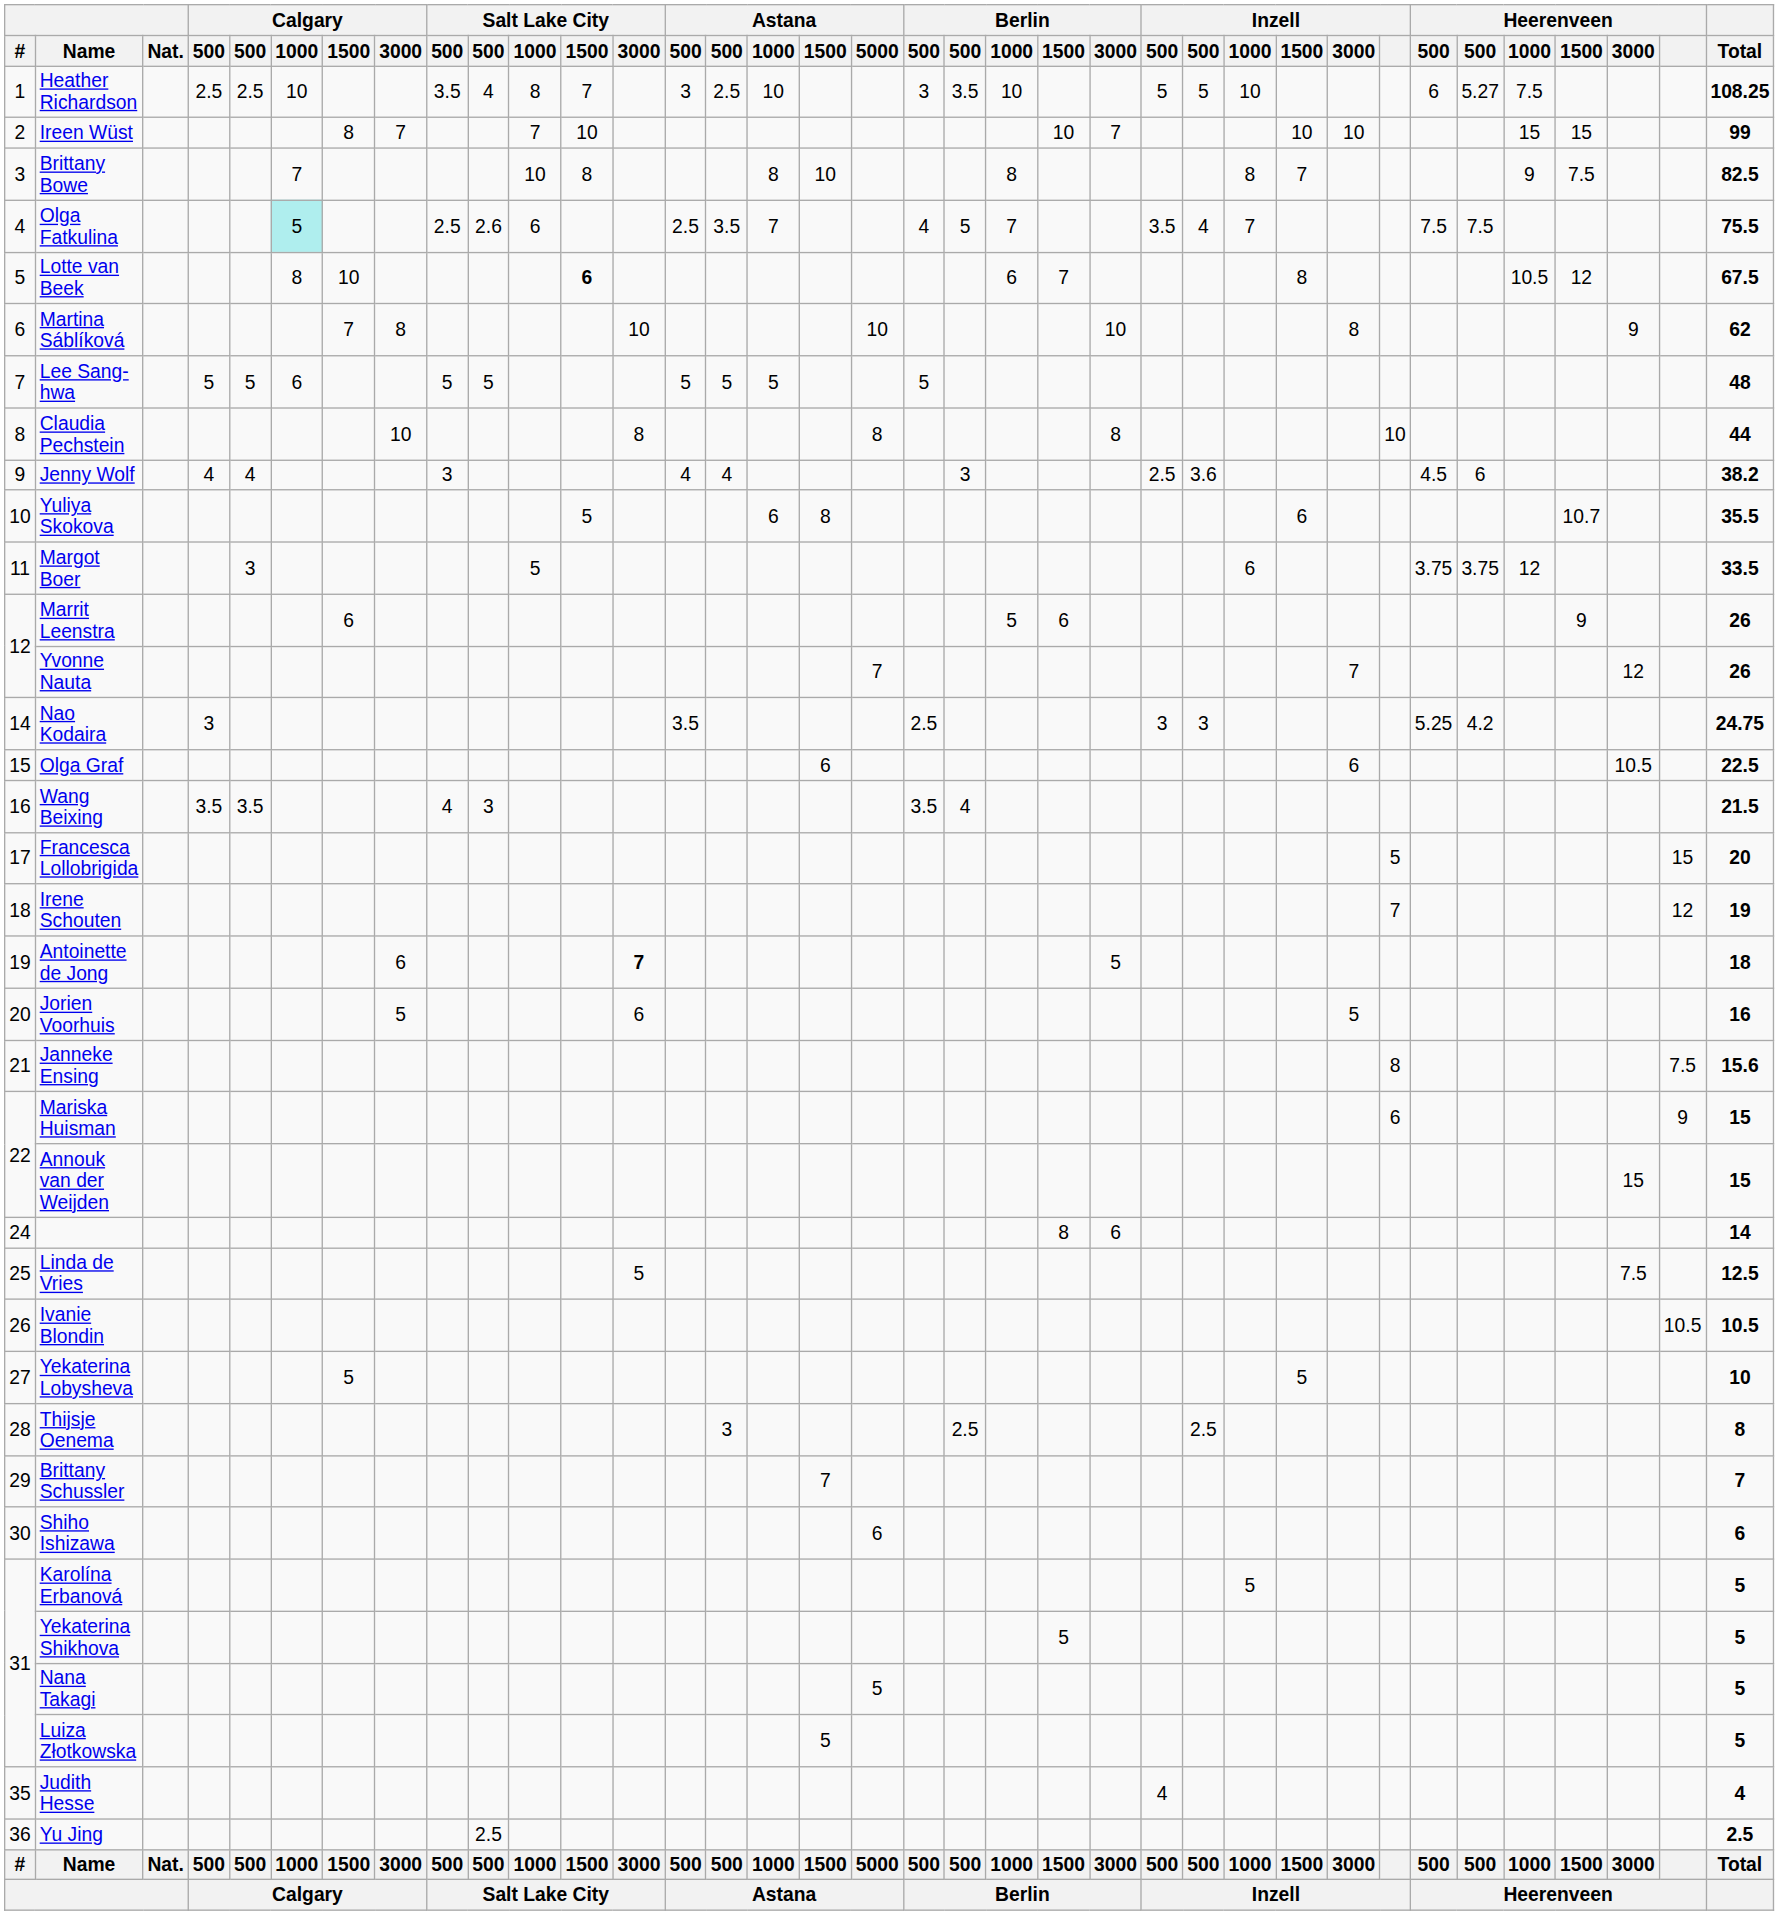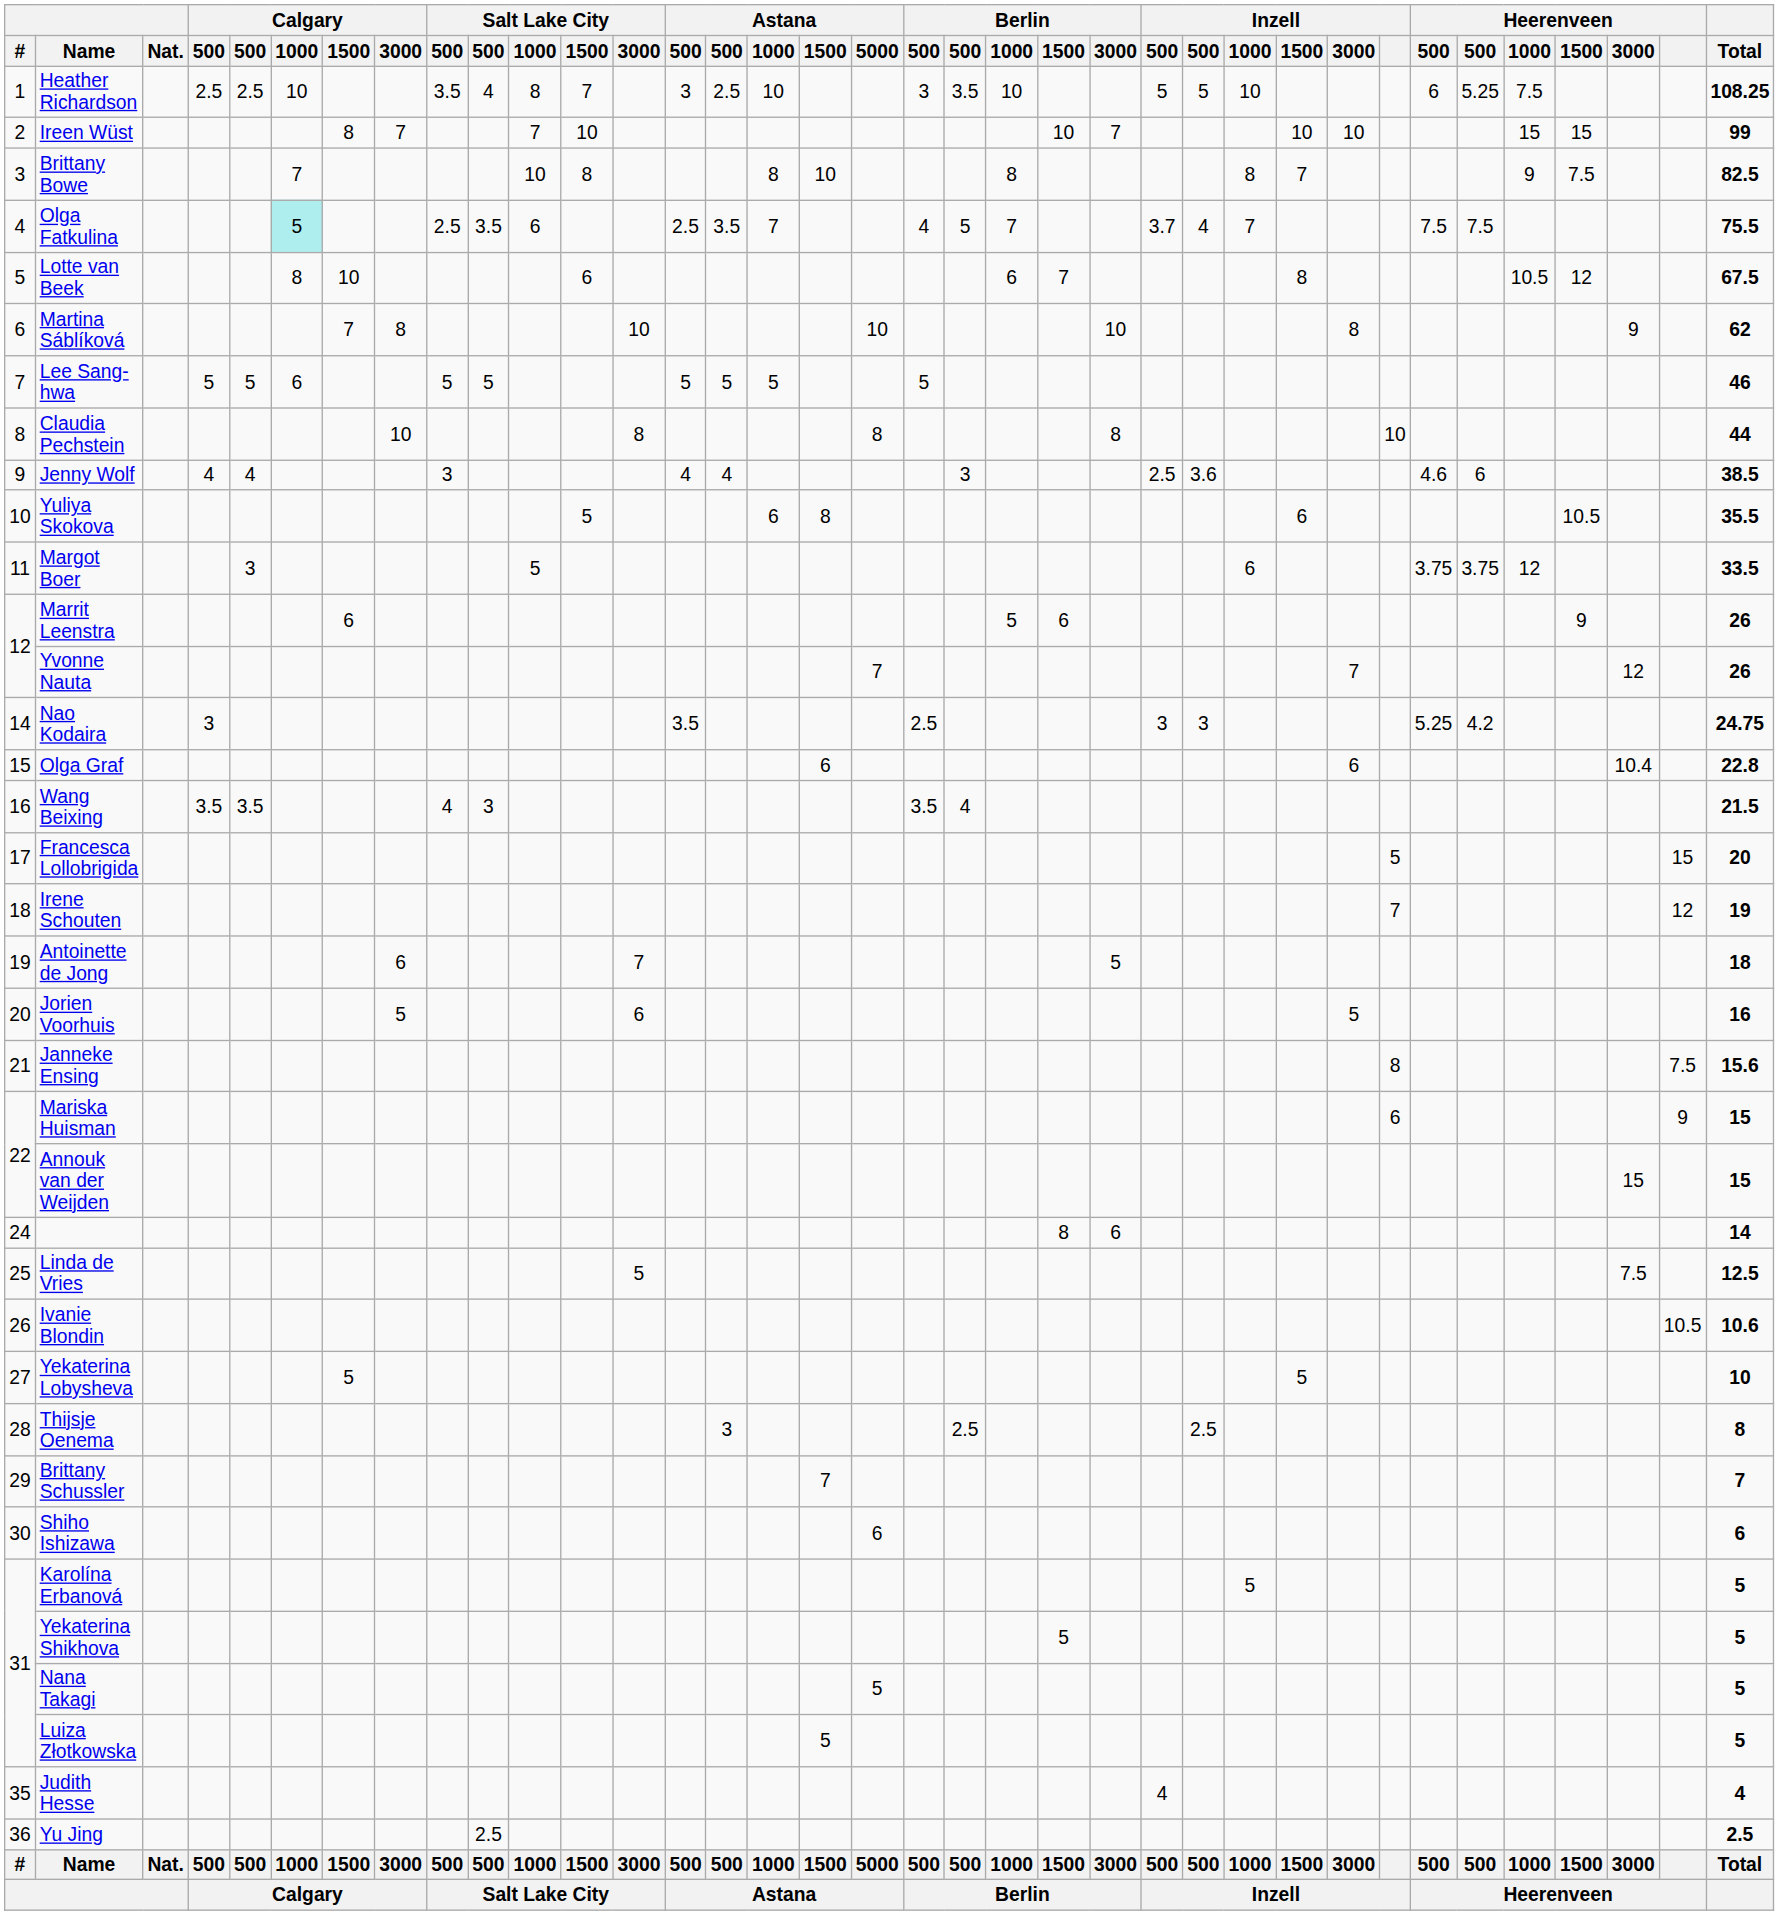(1480, 92) 5.27 -> (1480, 92) 5.25
(488, 226) 2.6 -> (488, 226) 3.5
(1162, 226) 3.5 -> (1162, 226) 3.7
(587, 278) bold -> (587, 278) normal
(1740, 382) 48 -> (1740, 382) 46
(1434, 475) 4.5 -> (1434, 475) 4.6
(1740, 475) 38.2 -> (1740, 475) 38.5
(1581, 516) 10.7 -> (1581, 516) 10.5
(1633, 765) 10.5 -> (1633, 765) 10.4
(1740, 765) 22.5 -> (1740, 765) 22.8
(639, 962) bold -> (639, 962) normal
(1740, 1326) 10.5 -> (1740, 1326) 10.6
